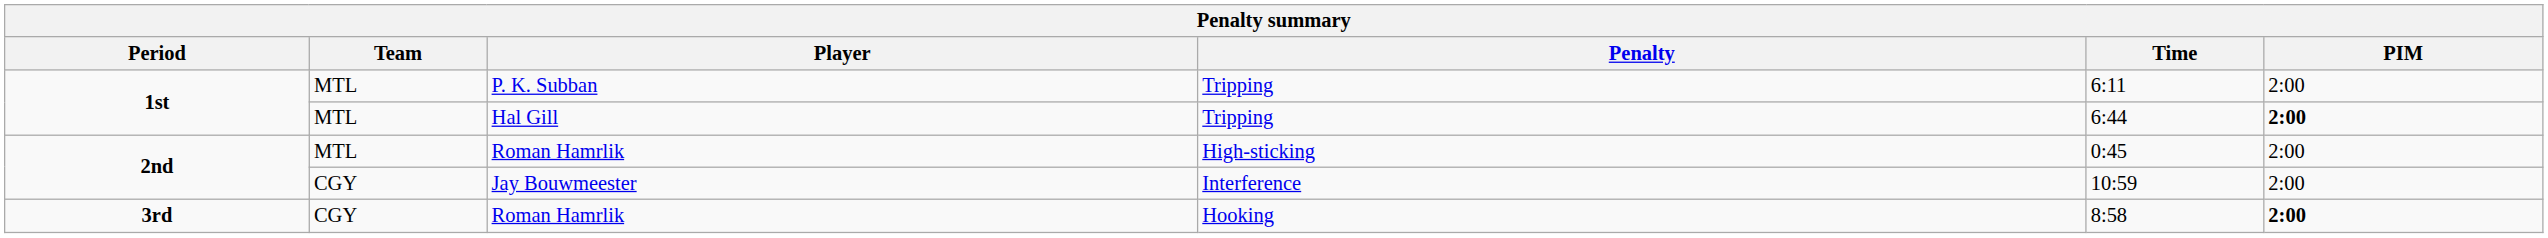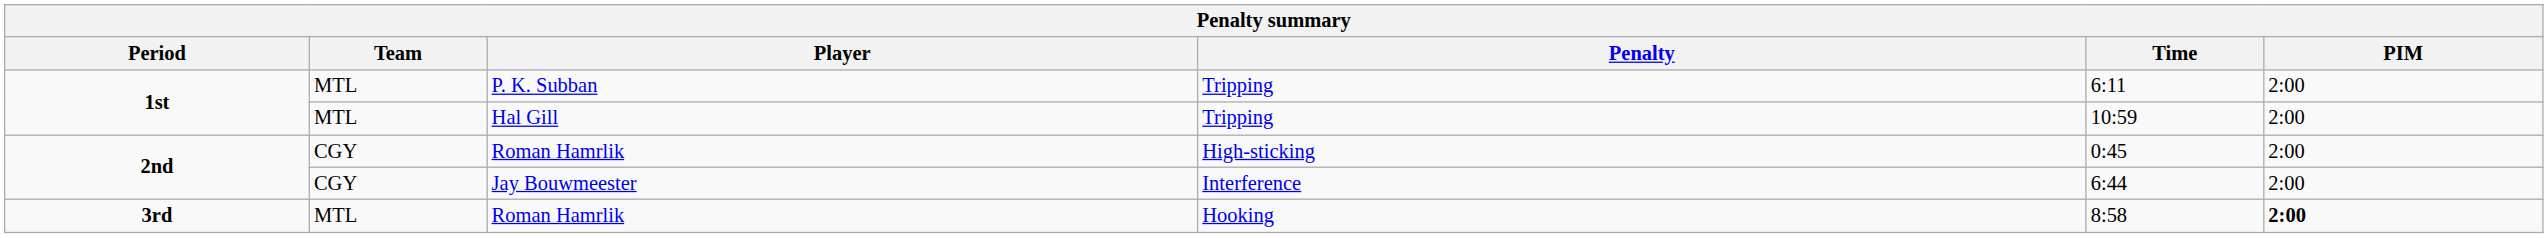(2109, 118) 6:44 -> (2114, 118) 10:59
(2287, 118) bold -> (2287, 118) normal
(336, 150) MTL -> (336, 150) CGY
(2114, 183) 10:59 -> (2109, 183) 6:44
(336, 215) CGY -> (336, 215) MTL
